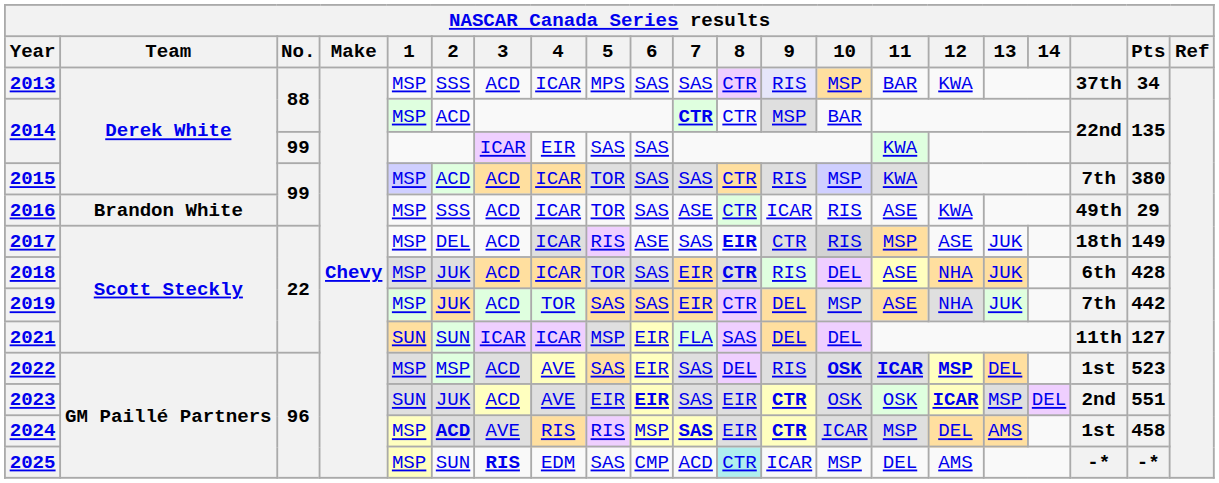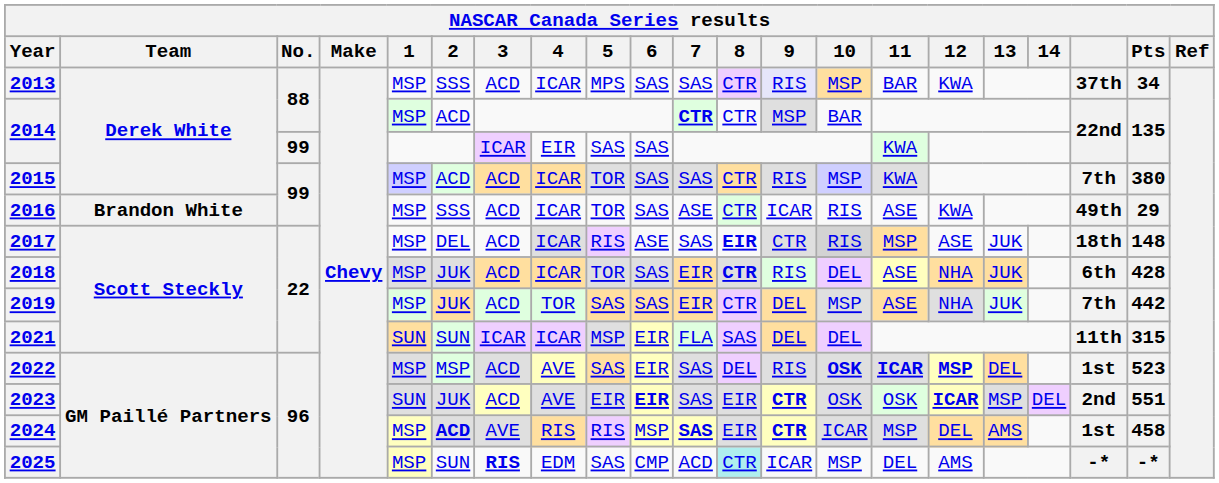(1148, 242) 149 -> (1148, 242) 148
(1148, 337) 127 -> (1148, 337) 315
